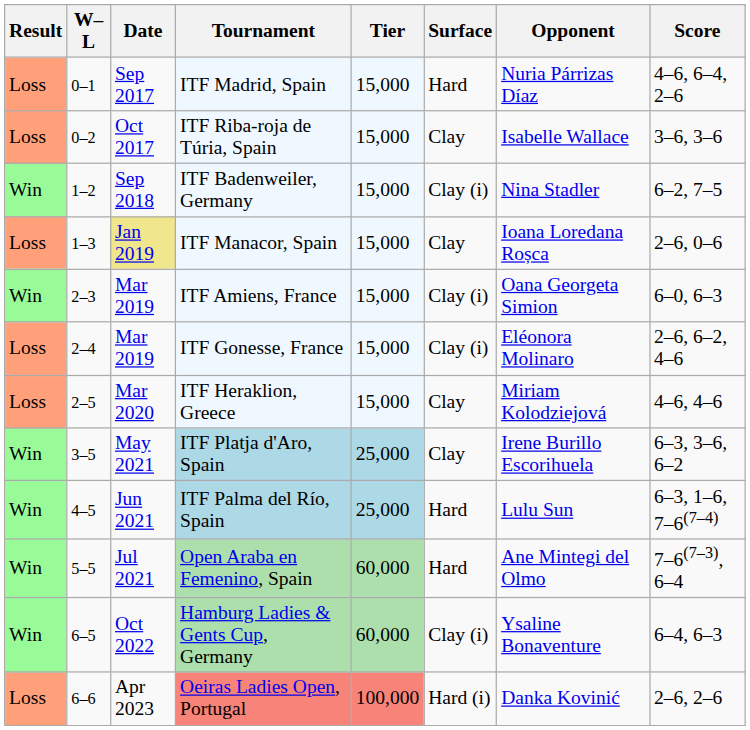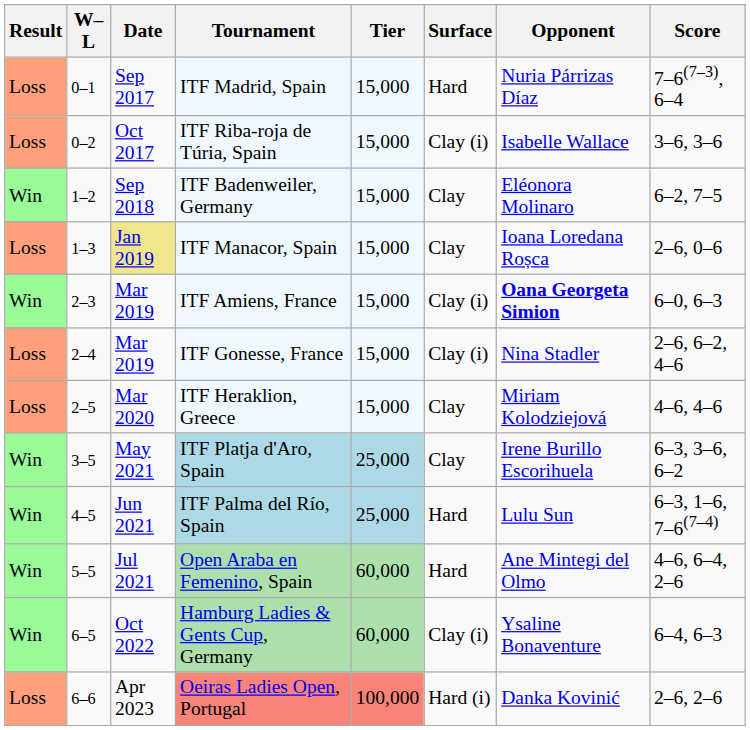(691, 83) 4–6, 6–4, 2–6 -> (689, 86) 7–6(7–3), 6–4
(447, 136) Clay -> (458, 142) Clay (i)
(458, 189) Clay (i) -> (447, 194) Clay
(550, 189) Nina Stadler -> (537, 194) Eléonora Molinaro
(560, 295) normal -> (565, 300) bold
(537, 348) Eléonora Molinaro -> (550, 353) Nina Stadler
(689, 568) 7–6(7–3), 6–4 -> (691, 570) 4–6, 6–4, 2–6
